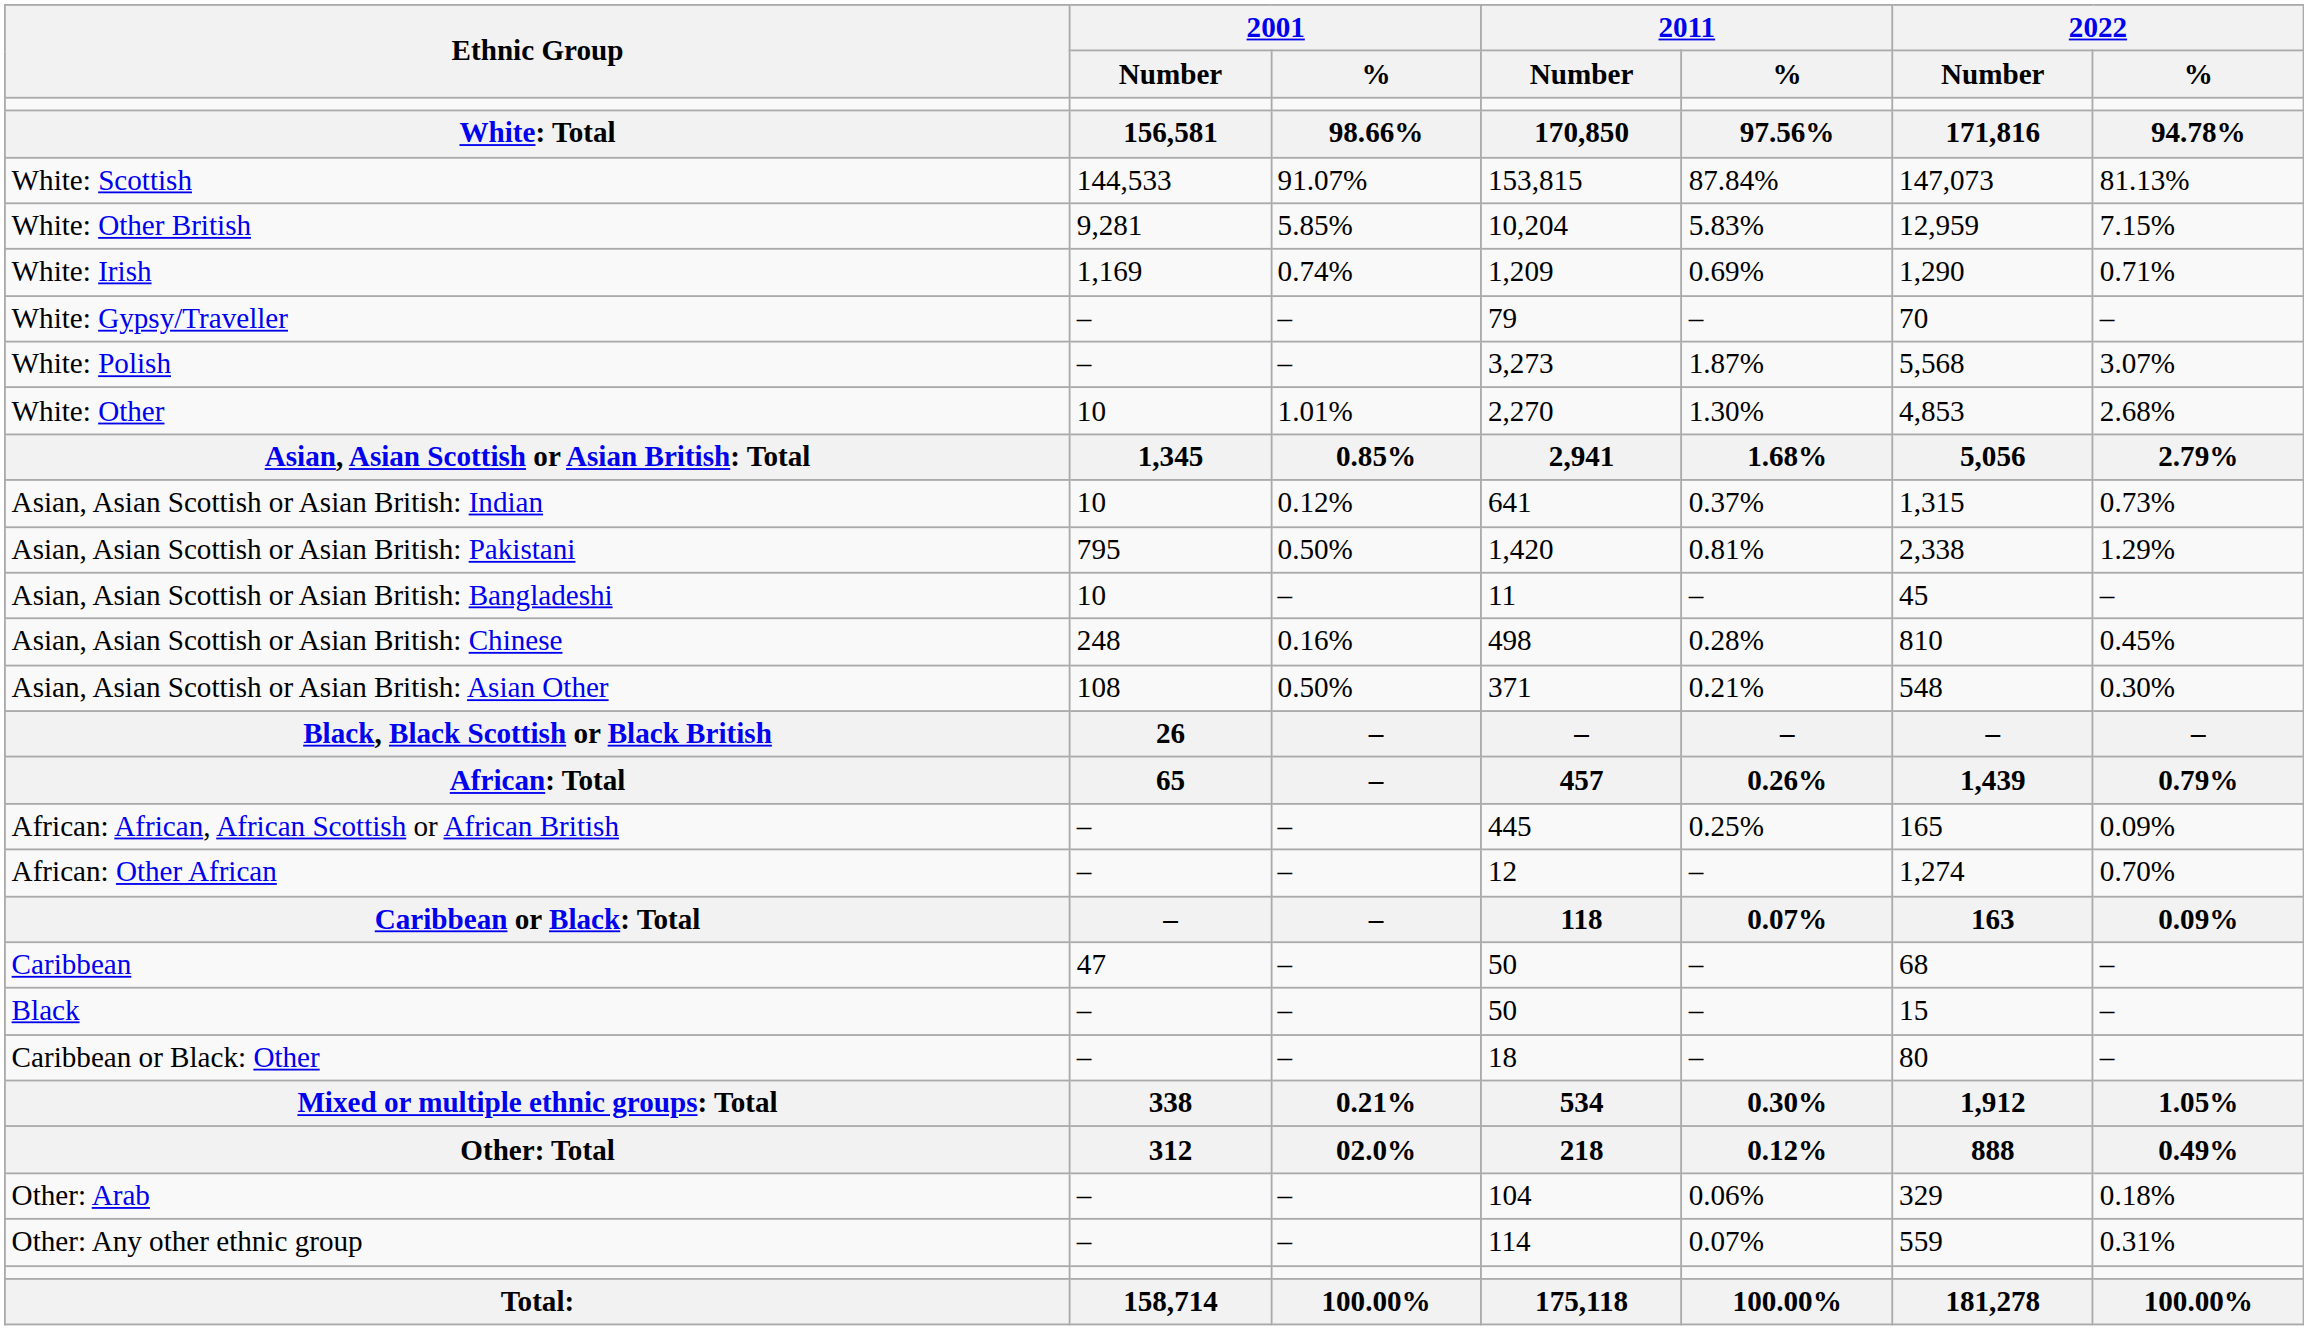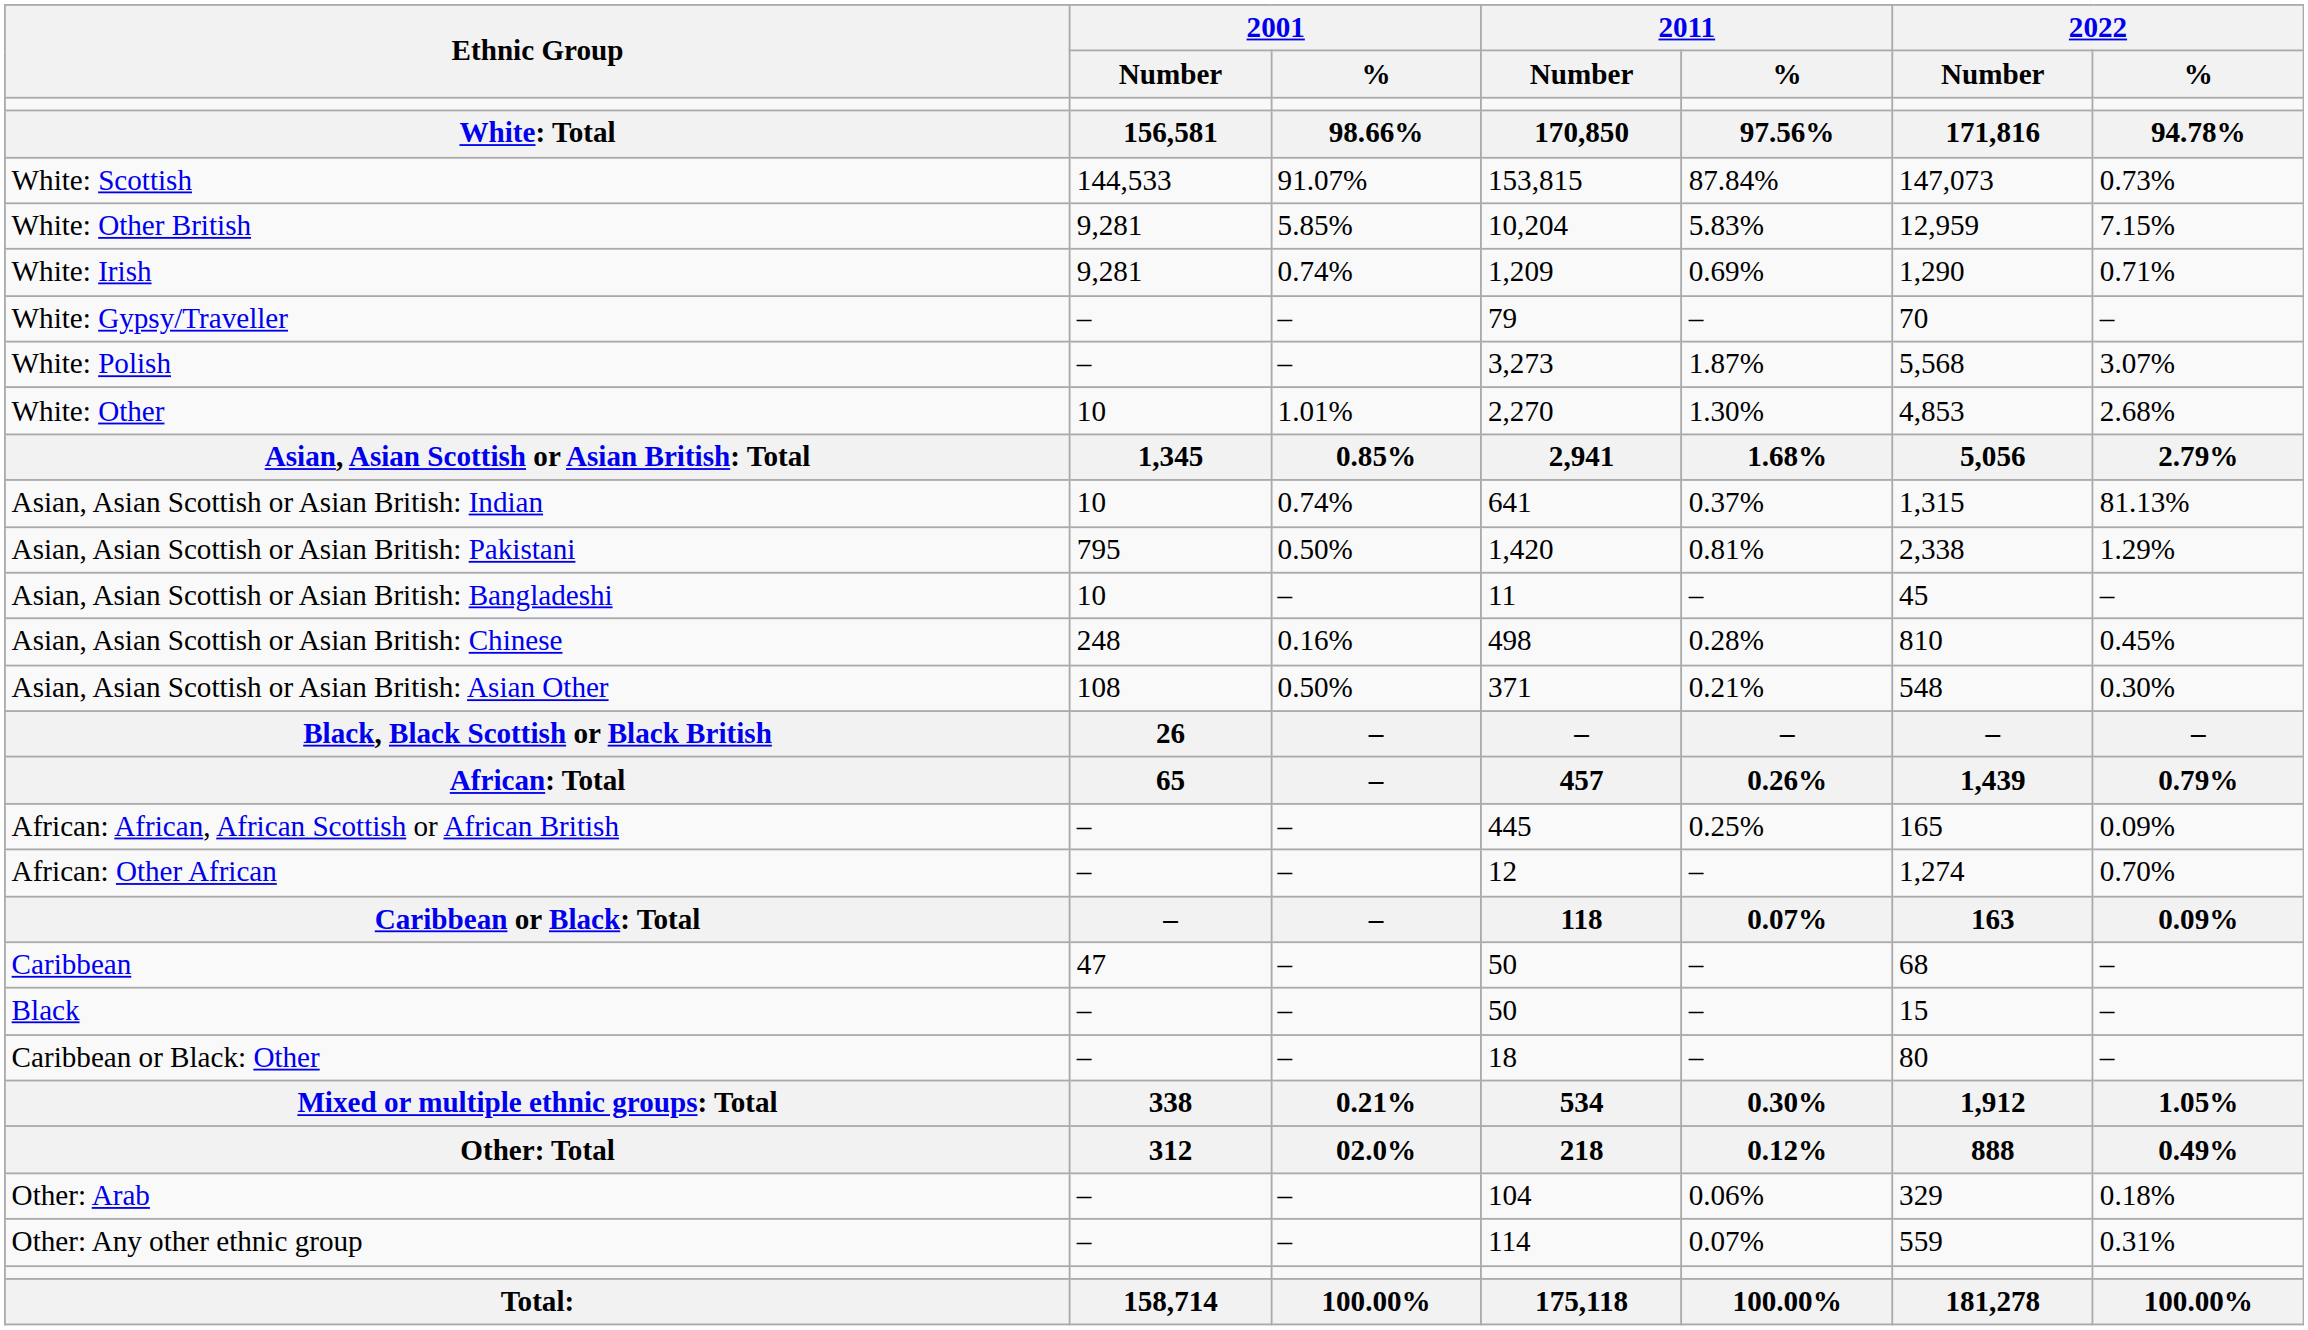(2145, 179) 81.13% -> (2137, 179) 0.73%
(1110, 271) 1,169 -> (1110, 271) 9,281
(1315, 502) 0.12% -> (1315, 502) 0.74%
(2137, 502) 0.73% -> (2145, 502) 81.13%
